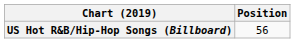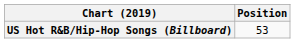(262, 30) 56 -> (262, 30) 53
